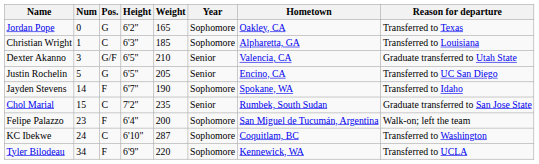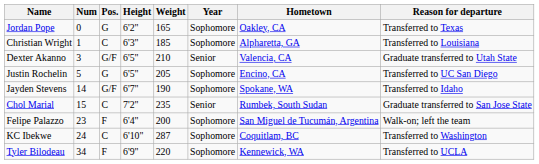(203, 74) Senior -> (213, 74) Sophomore
(104, 89) F -> (109, 89) G/F
